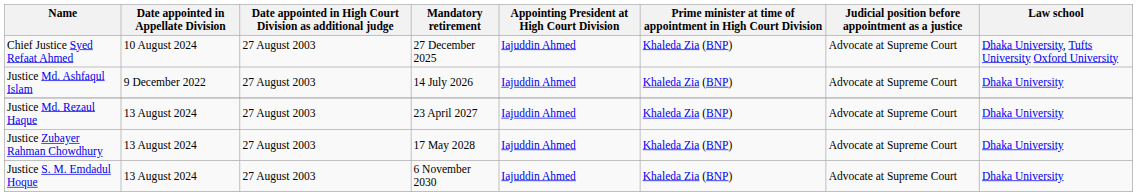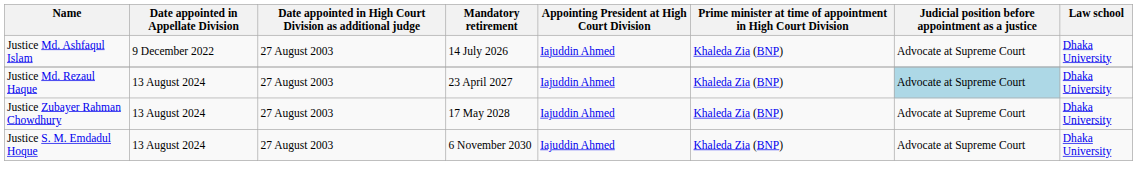- row: (50, 51)
(893, 113) no background -> (961, 82) lightblue background
